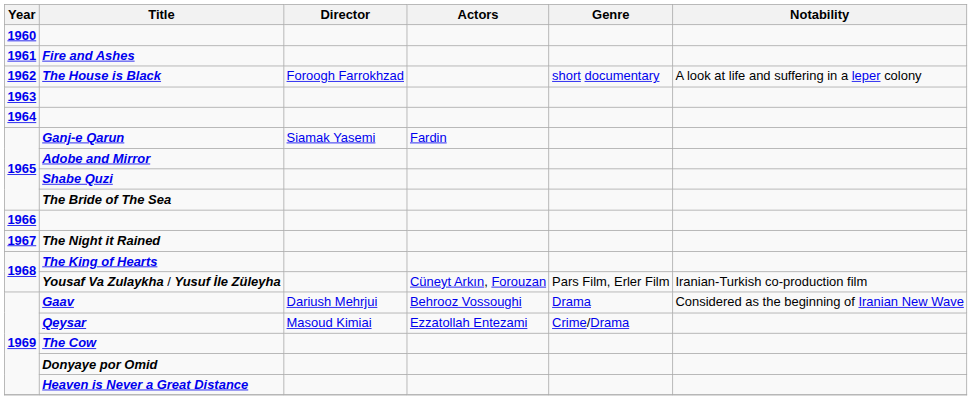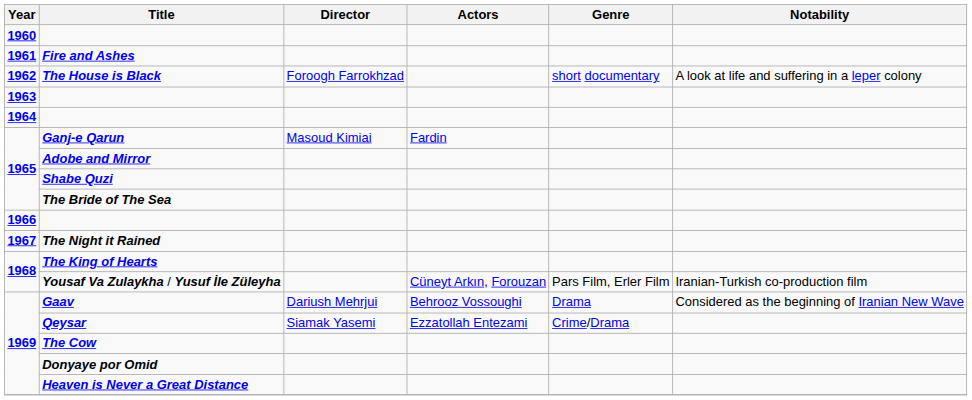(331, 138) Siamak Yasemi -> (329, 138) Masoud Kimiai
(329, 323) Masoud Kimiai -> (331, 323) Siamak Yasemi
